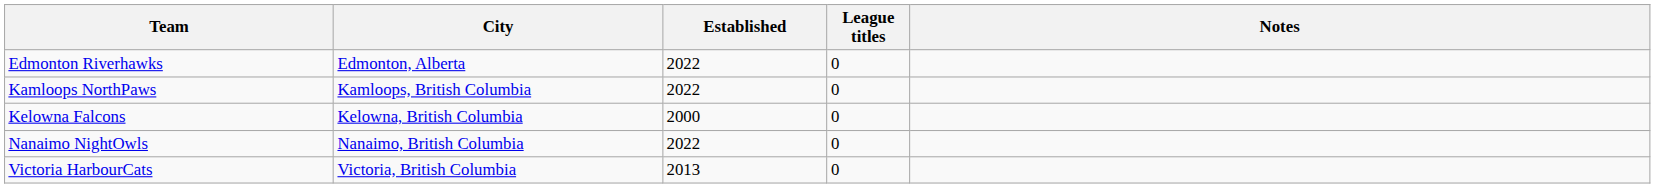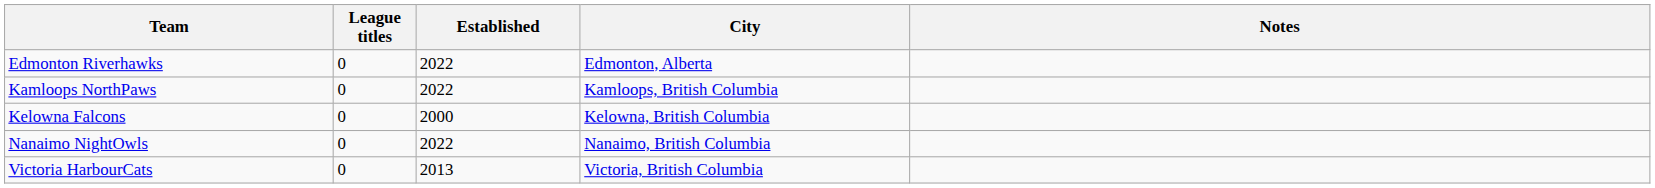columns swapped: (498, 27) <-> (868, 27)
